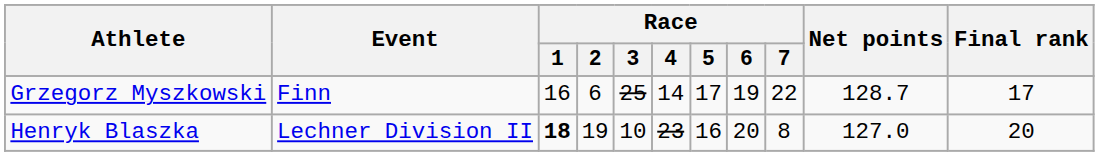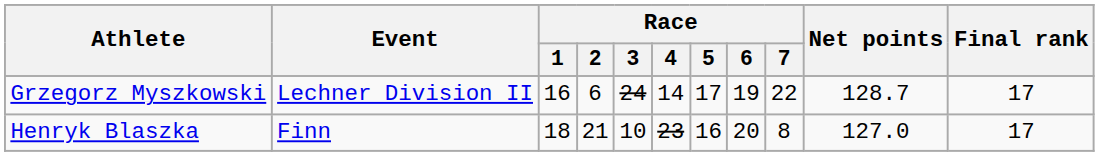(304, 95) Finn -> (405, 95) Lechner Division II
(633, 95) 25 -> (633, 95) 24
(405, 132) Lechner Division II -> (304, 132) Finn
(557, 132) bold -> (557, 132) normal
(595, 132) 19 -> (595, 132) 21
(1021, 132) 20 -> (1021, 132) 17
